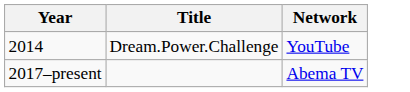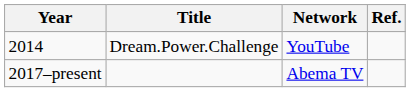+ column: (386, 18)
